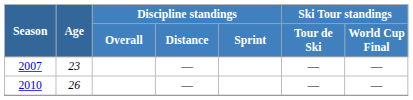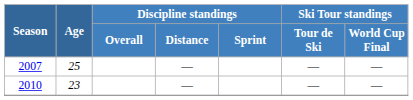(74, 66) 23 -> (74, 66) 25
(74, 86) 26 -> (74, 86) 23
